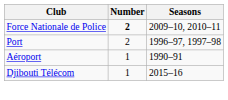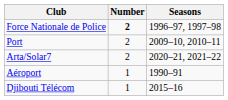(185, 27) 2009–10, 2010–11 -> (185, 27) 1996–97, 1997–98
(185, 42) 1996–97, 1997–98 -> (185, 42) 2009–10, 2010–11
+ row: (29, 57)
